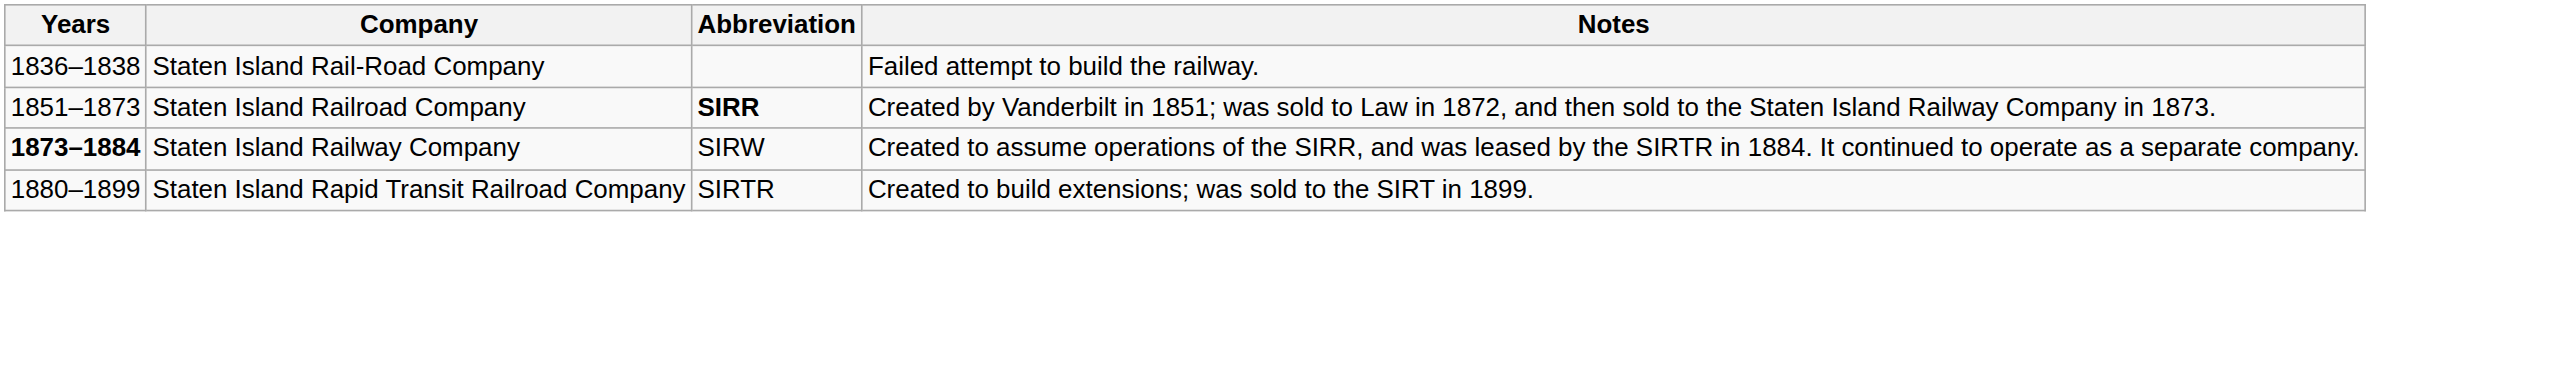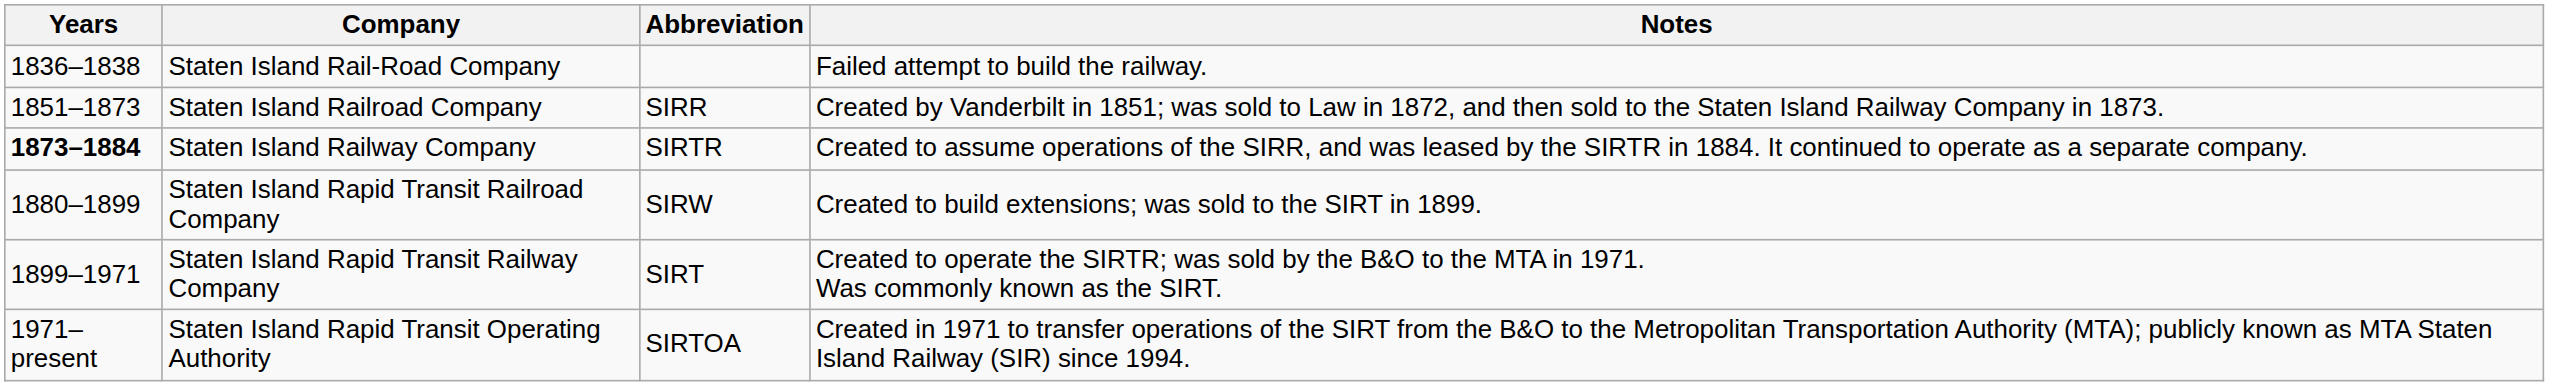(728, 107) bold -> (676, 107) normal
(731, 148) SIRW -> (684, 148) SIRTR
(736, 189) SIRTR -> (679, 204) SIRW
+ row: (373, 274)
+ row: (385, 344)
